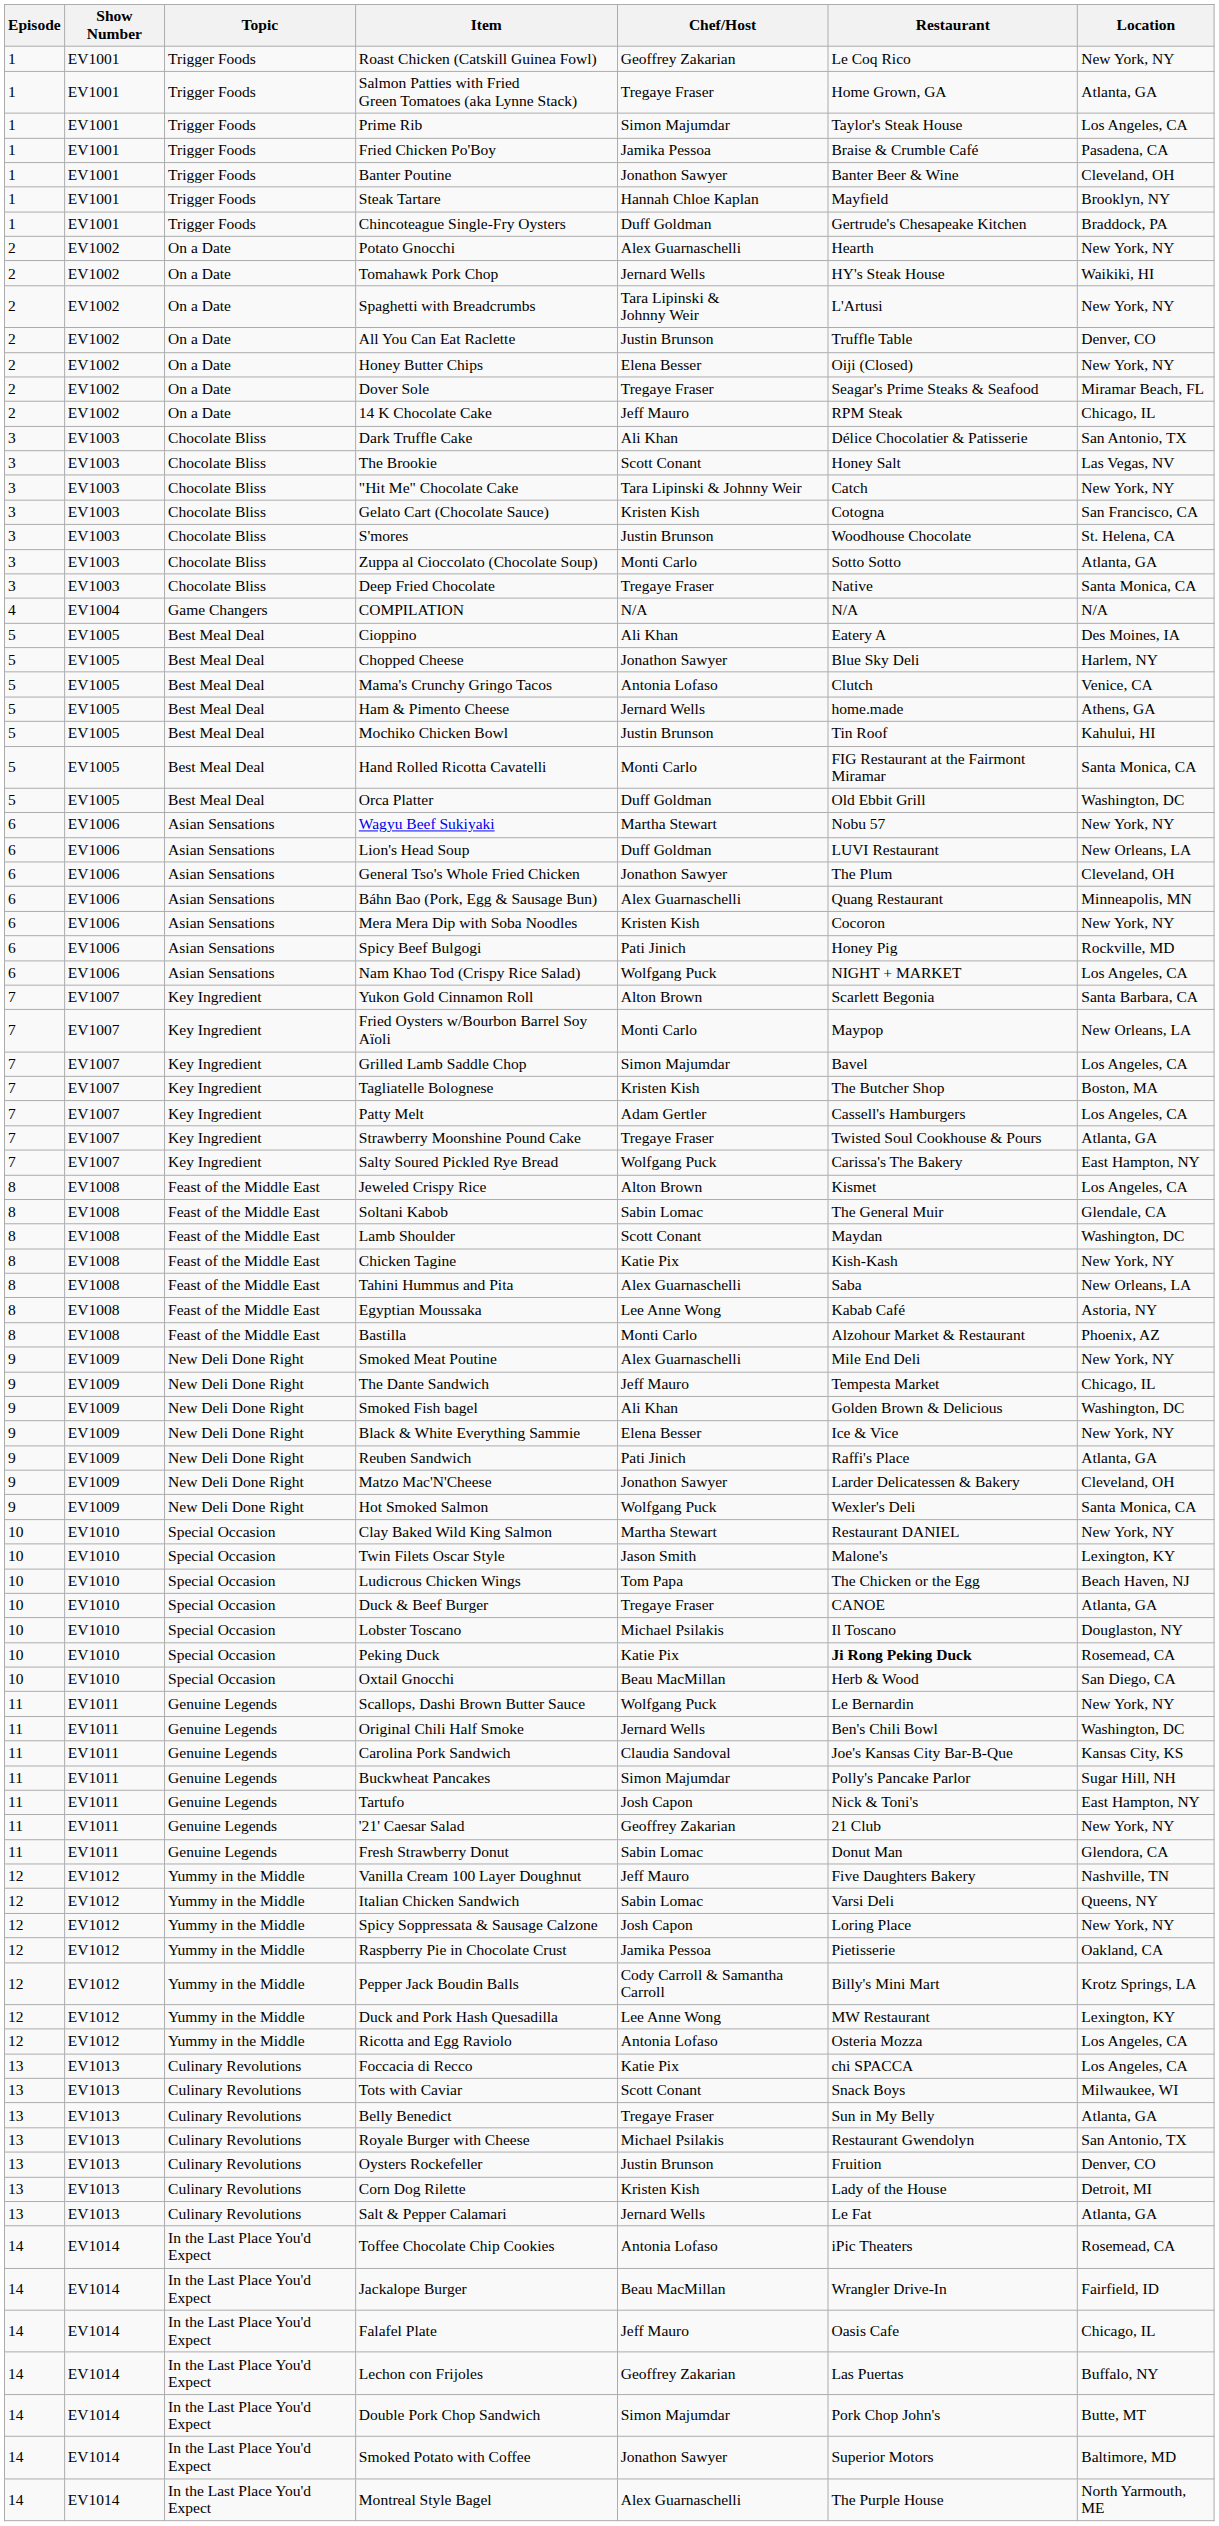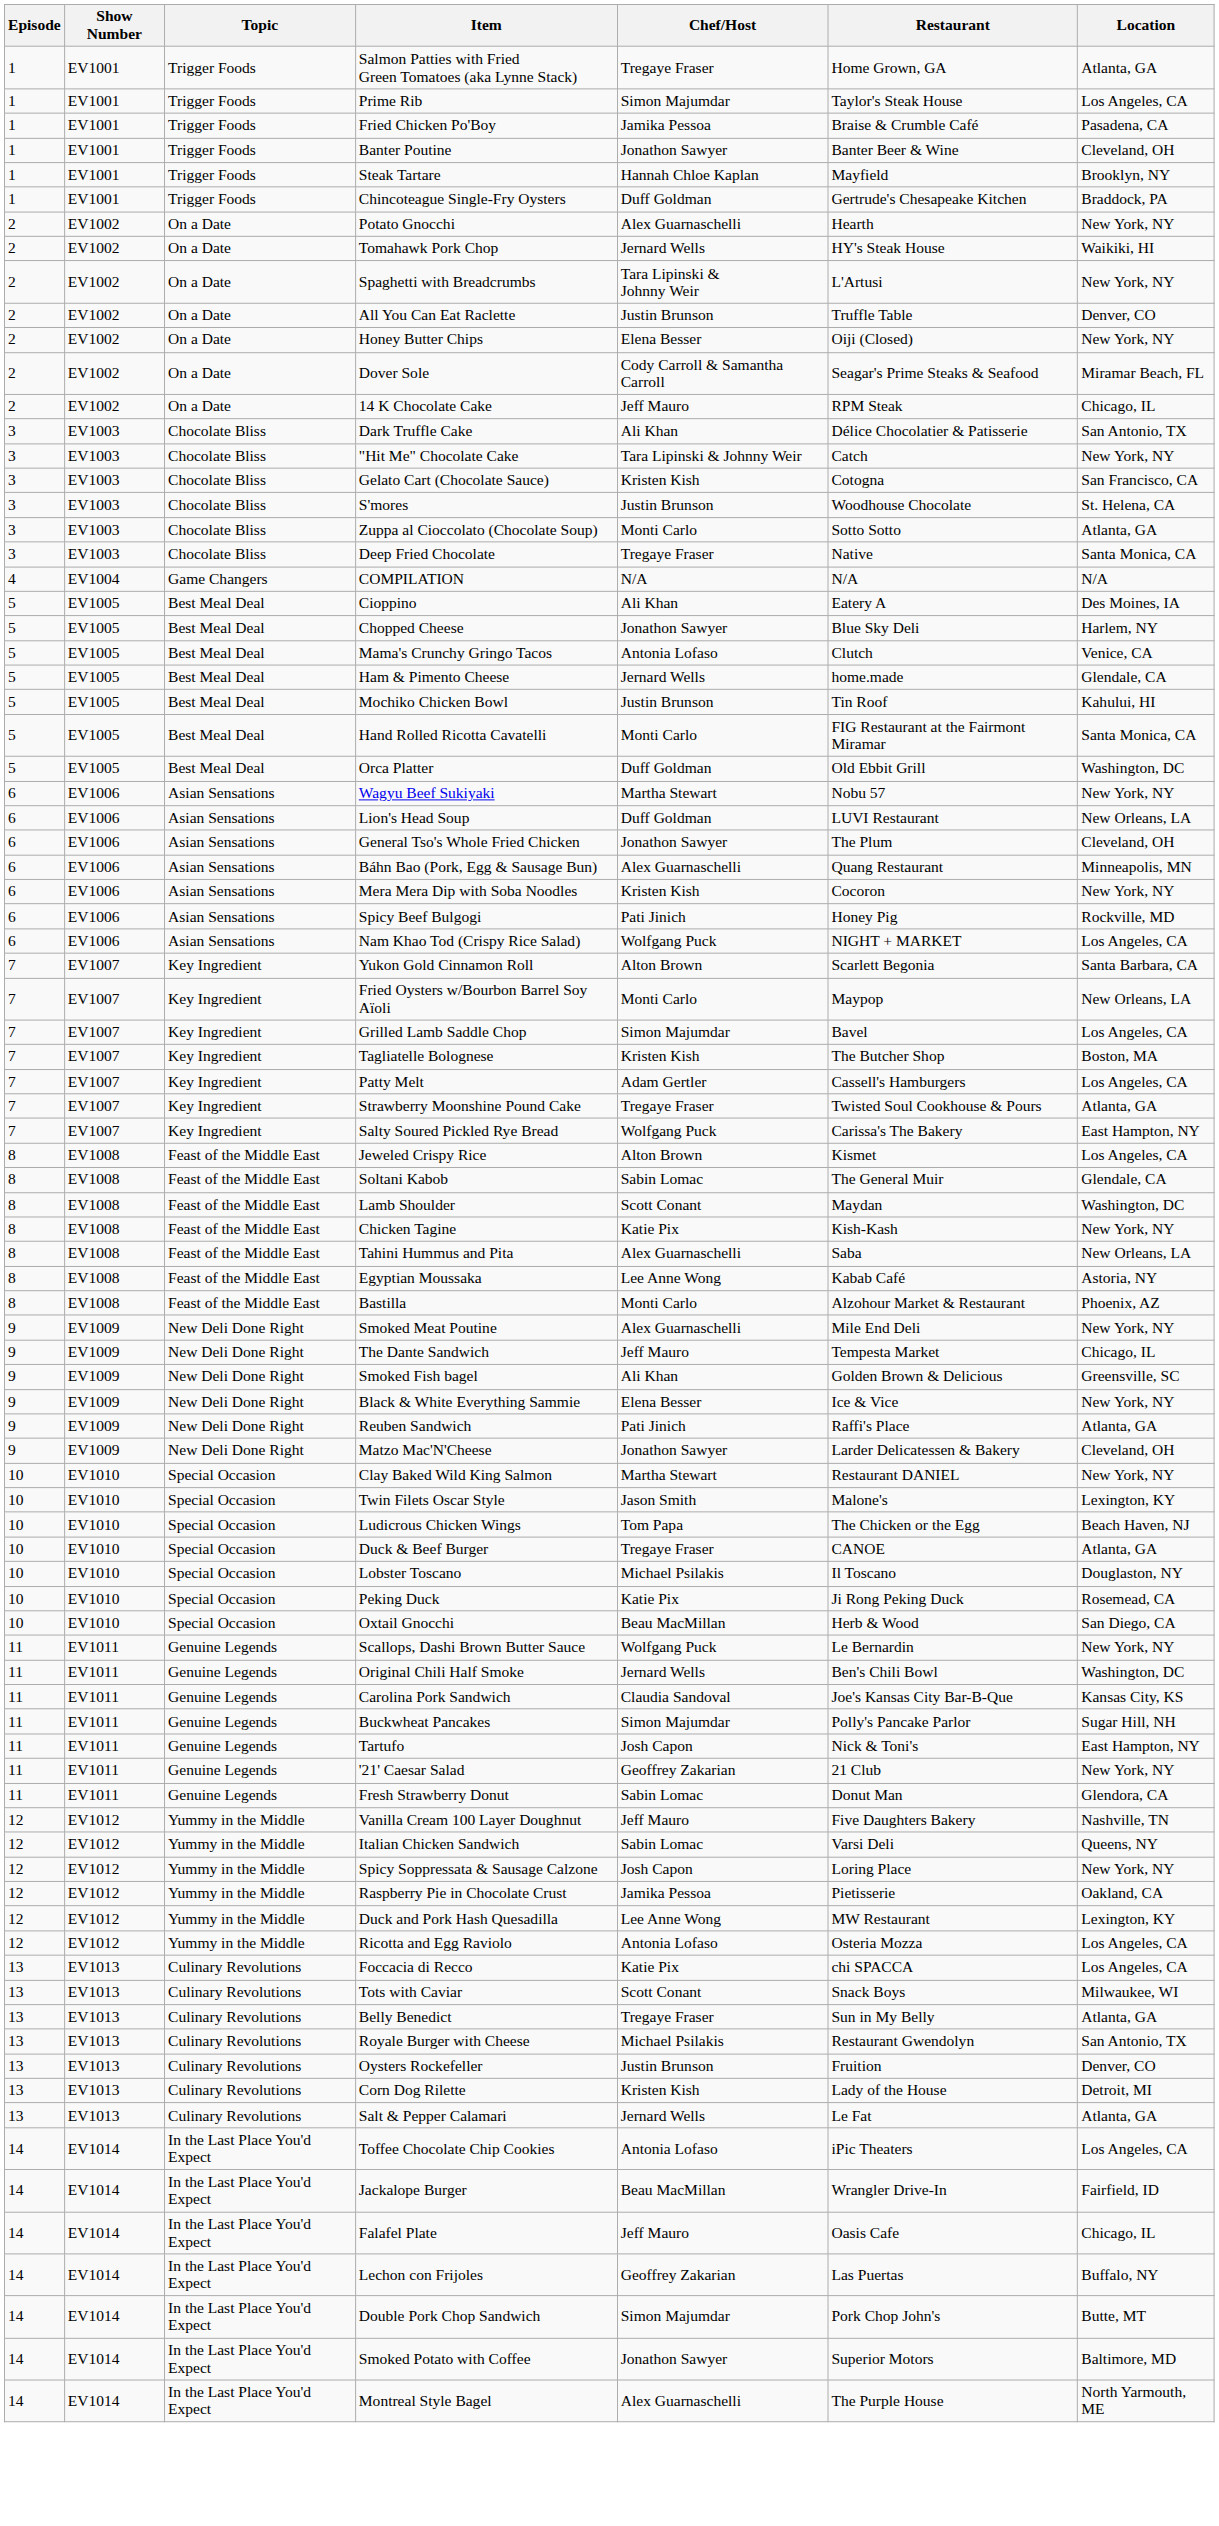- row: (478, 58)
(667, 389) Tregaye Fraser -> (702, 373) Cody Carroll & Samantha Carroll
- row: (398, 463)
(1118, 709) Athens, GA -> (1124, 677) Glendale, CA
(1133, 1408) Washington, DC -> (1130, 1376) Greensville, SC
- row: (423, 1507)
(902, 1654) bold -> (898, 1598) normal
- row: (439, 1983)
(1128, 2247) Rosemead, CA -> (1135, 2148) Los Angeles, CA
